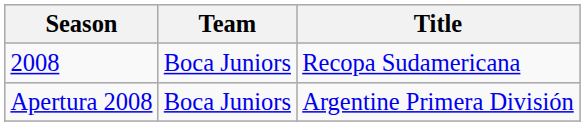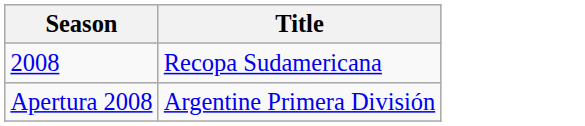- column: (227, 23)
